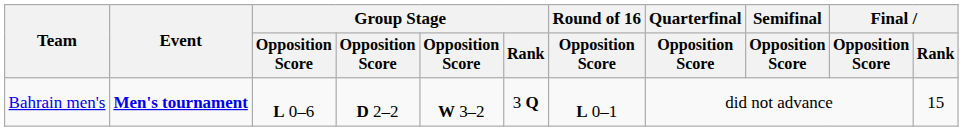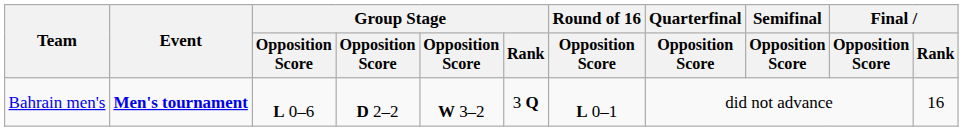(936, 102) 15 -> (936, 102) 16
